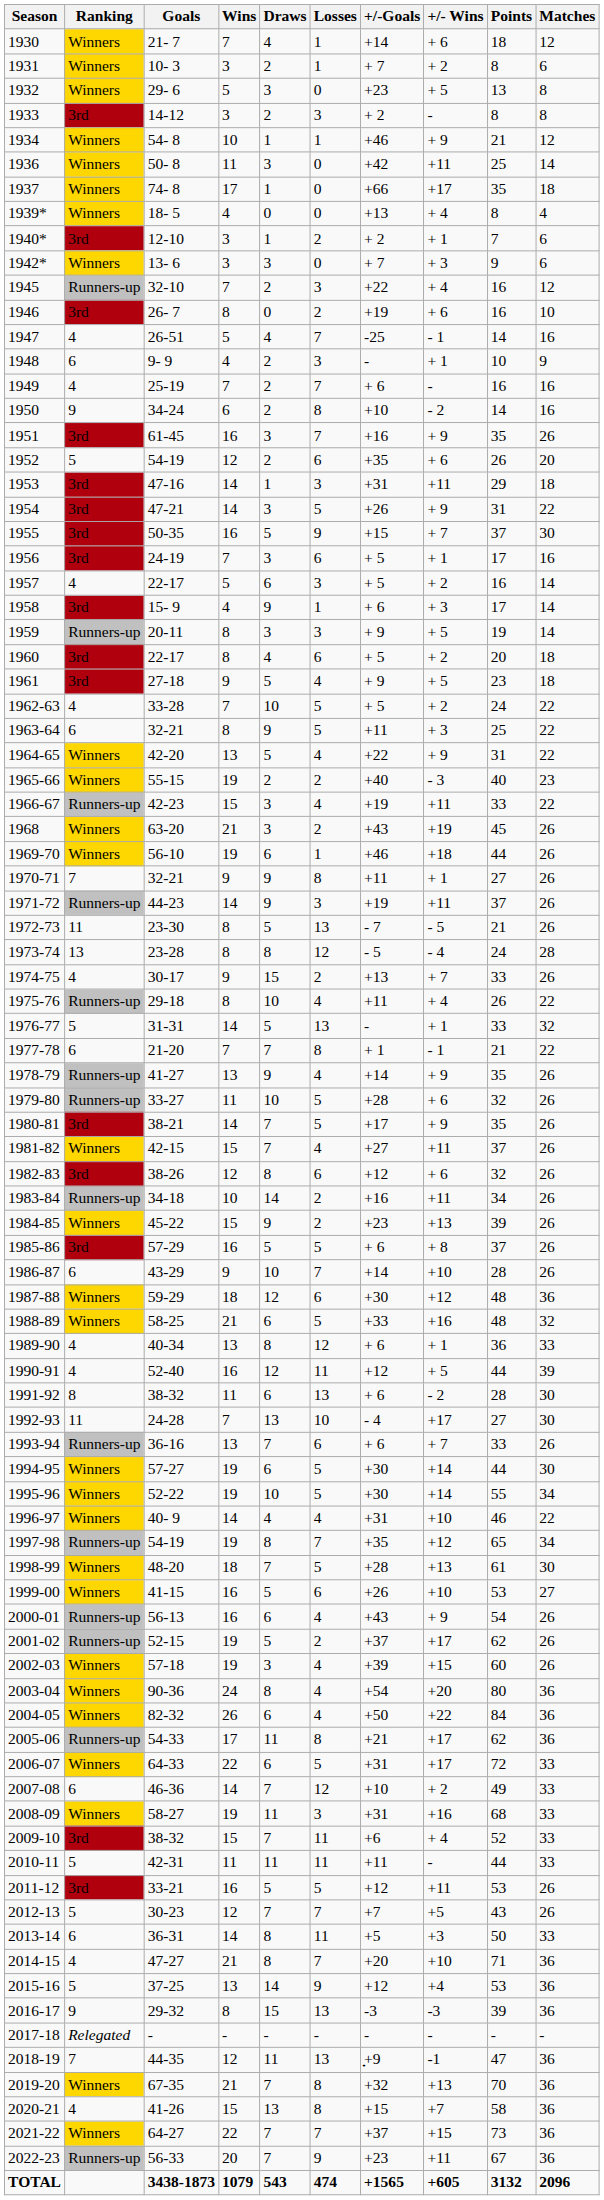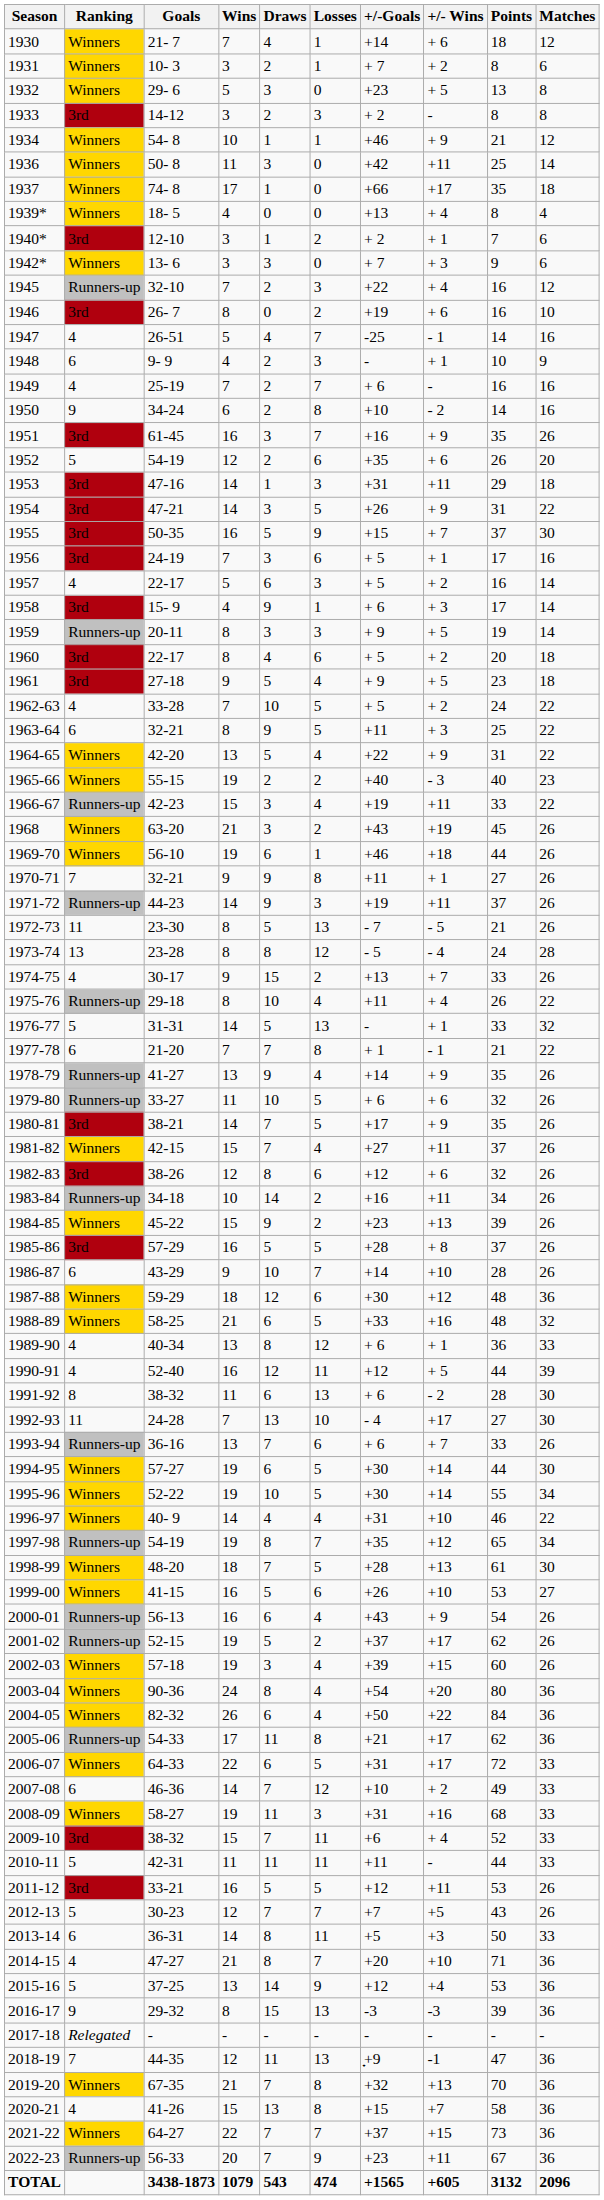(376, 1099) +28 -> (374, 1099) + 6
(374, 1247) + 6 -> (376, 1247) +28
